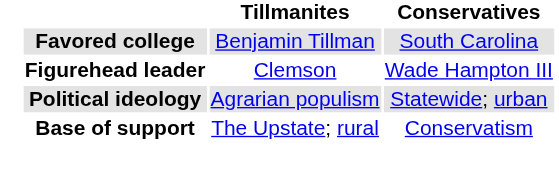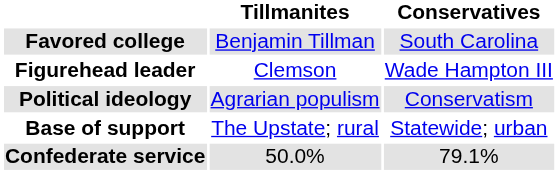(469, 99) Statewide; urban -> (469, 99) Conservatism
(469, 127) Conservatism -> (469, 127) Statewide; urban
+ row: (105, 156)
